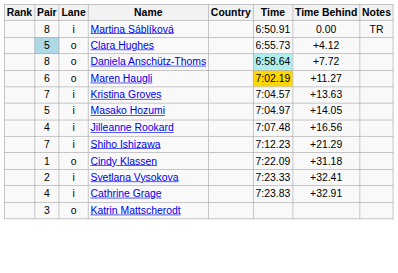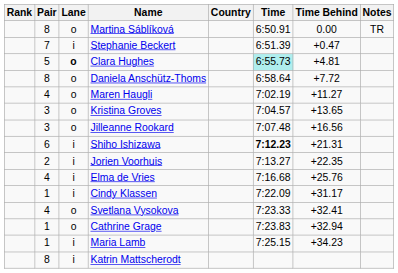(74, 29) i -> (74, 29) o
+ row: (133, 45)
(47, 45) lightblue background -> (47, 62) no background
(74, 45) normal -> (74, 62) bold
(273, 45) no background -> (273, 62) paleturquoise background
(326, 45) +4.12 -> (327, 62) +4.81
(273, 62) paleturquoise background -> (273, 78) no background
(47, 78) 6 -> (47, 95) 4
(273, 78) gold background -> (273, 95) no background
(47, 95) 7 -> (47, 111) 3
(74, 95) i -> (74, 111) o
(326, 95) +13.63 -> (327, 111) +13.65
- row: (128, 111)
(47, 128) 4 -> (47, 128) 3
(74, 128) i -> (74, 128) o
(47, 144) 7 -> (47, 144) 6
(273, 144) normal -> (273, 144) bold
(326, 144) +21.29 -> (327, 144) +21.31
+ row: (126, 161)
+ row: (123, 177)
(74, 161) o -> (74, 194) i
(326, 161) +31.18 -> (327, 194) +31.17
(47, 177) 2 -> (47, 210) 4
(74, 177) i -> (74, 210) o
(47, 194) 4 -> (47, 227) 1
(74, 194) i -> (74, 227) o
(326, 194) +32.91 -> (327, 227) +32.94
+ row: (118, 243)
(47, 210) 3 -> (47, 260) 8
(74, 210) o -> (74, 260) i
